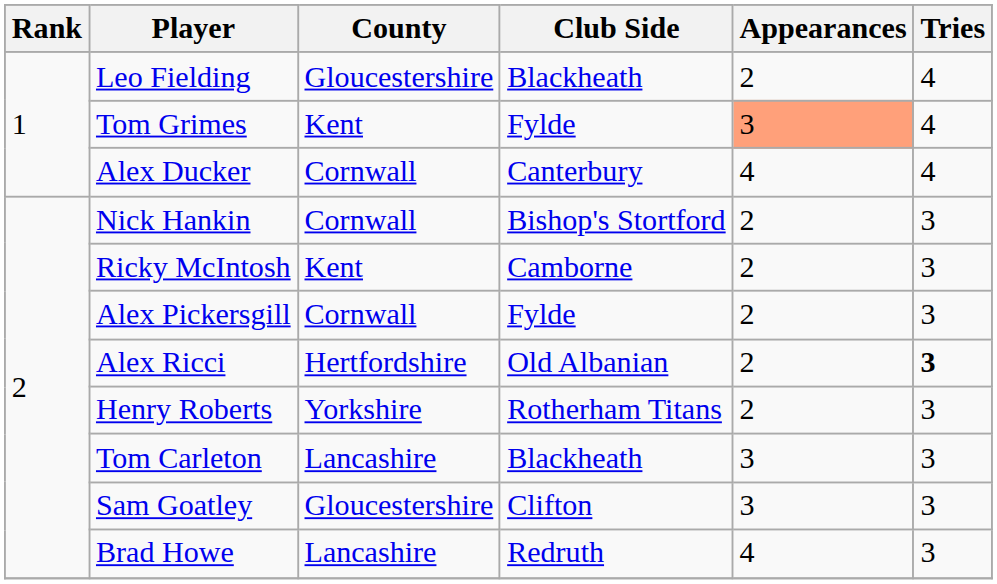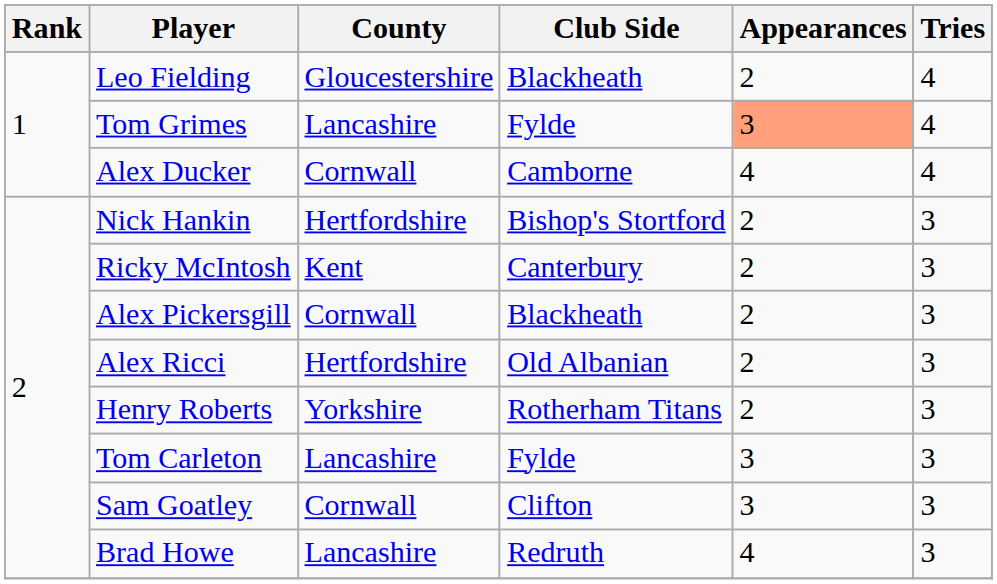(334, 123) Kent -> (370, 123) Lancashire
(575, 171) Canterbury -> (570, 171) Camborne
(360, 219) Cornwall -> (386, 219) Hertfordshire
(570, 266) Camborne -> (575, 266) Canterbury
(541, 314) Fylde -> (575, 314) Blackheath
(928, 362) bold -> (928, 362) normal
(575, 457) Blackheath -> (541, 457) Fylde
(399, 505) Gloucestershire -> (360, 505) Cornwall
